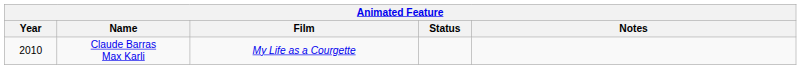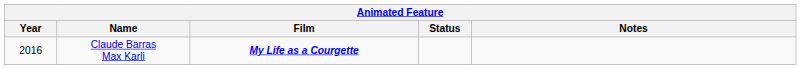(31, 50) 2010 -> (31, 50) 2016
(304, 50) normal -> (304, 50) bold
